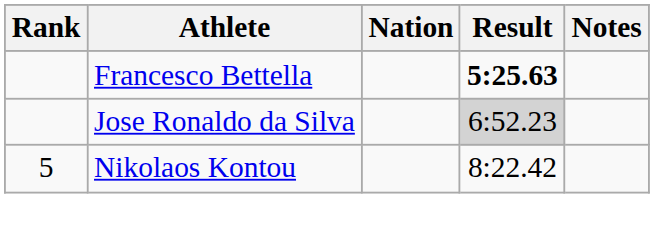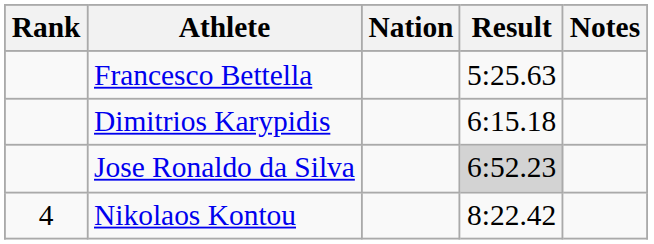(512, 74) bold -> (512, 74) normal
+ row: (212, 121)
(46, 167) 5 -> (46, 214) 4
